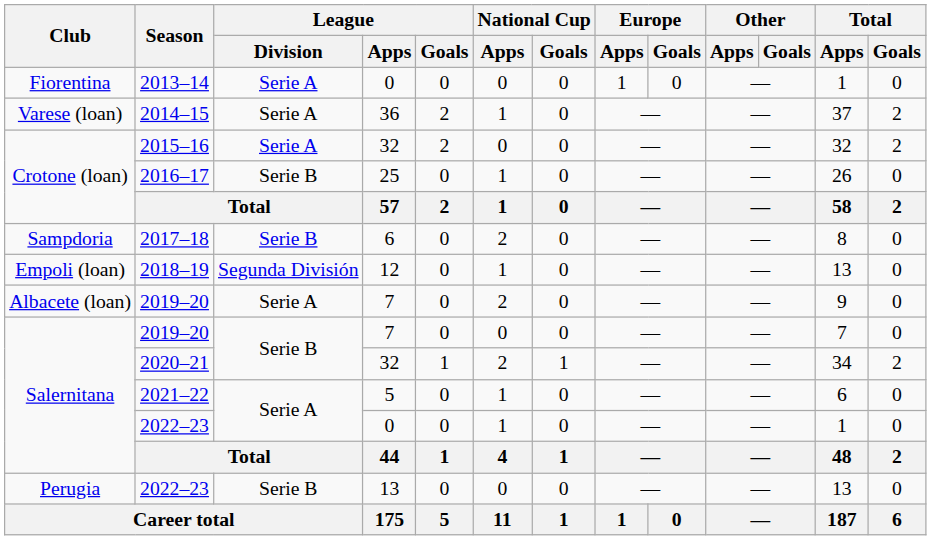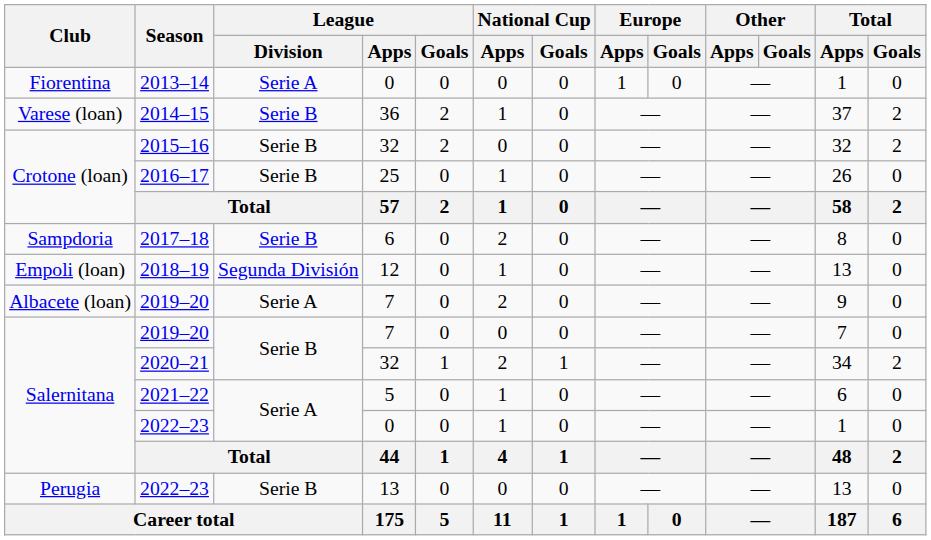(288, 113) Serie A -> (288, 113) Serie B
(288, 144) Serie A -> (288, 144) Serie B
